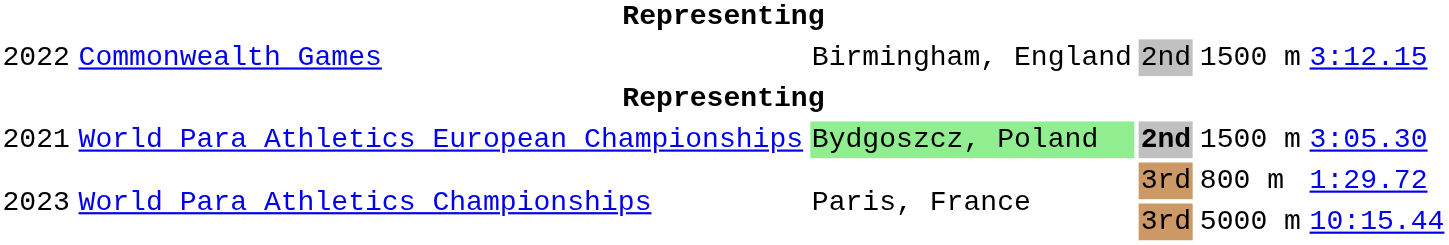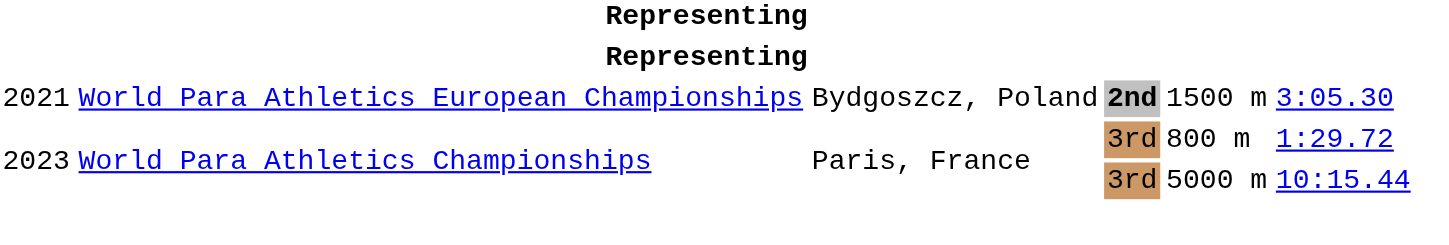- row: (36, 58)
(955, 140) lightgreen background -> (955, 99) no background
